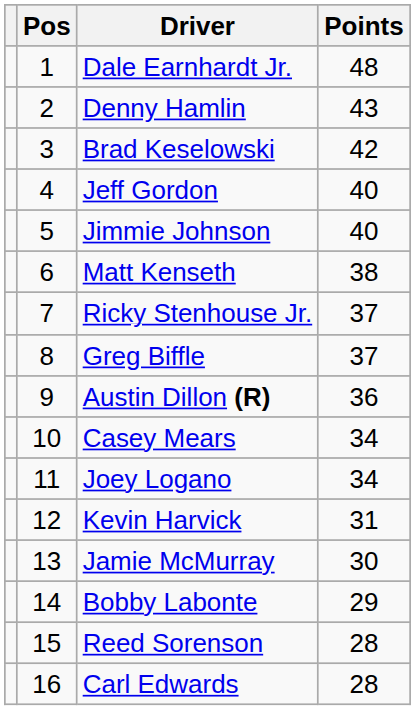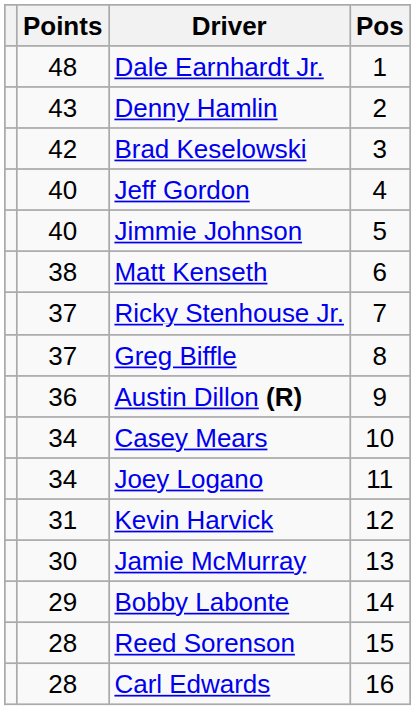columns swapped: (47, 26) <-> (364, 26)
